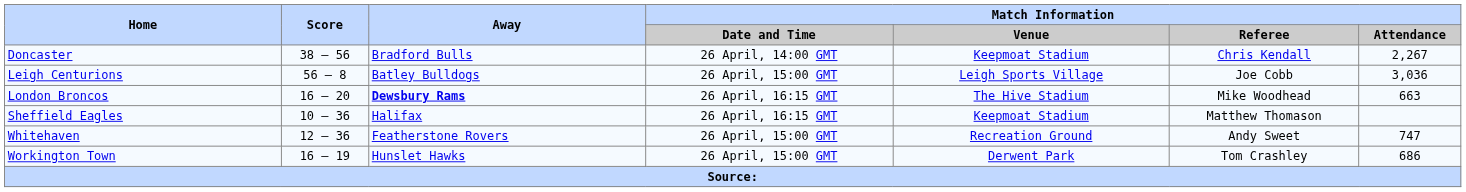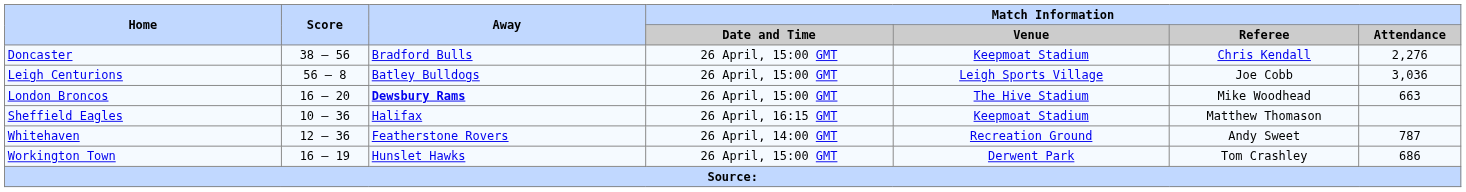(769, 55) 26 April, 14:00 GMT -> (769, 55) 26 April, 15:00 GMT
(1410, 55) 2,267 -> (1410, 55) 2,276
(769, 96) 26 April, 16:15 GMT -> (769, 96) 26 April, 15:00 GMT
(769, 136) 26 April, 15:00 GMT -> (769, 136) 26 April, 14:00 GMT
(1410, 136) 747 -> (1410, 136) 787
